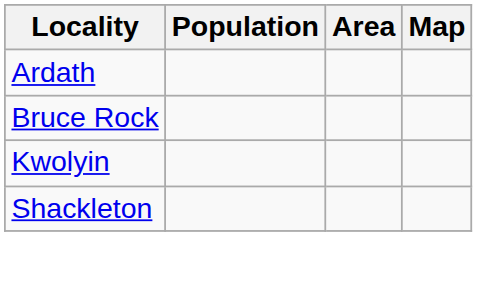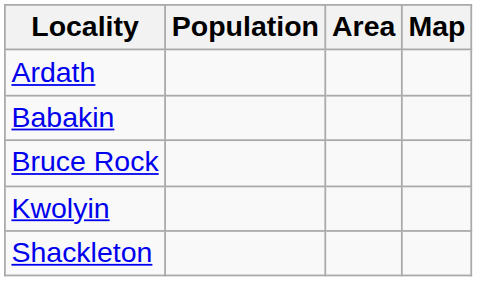+ row: (63, 117)
